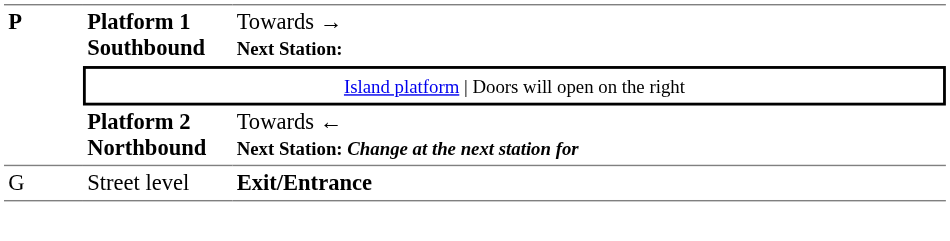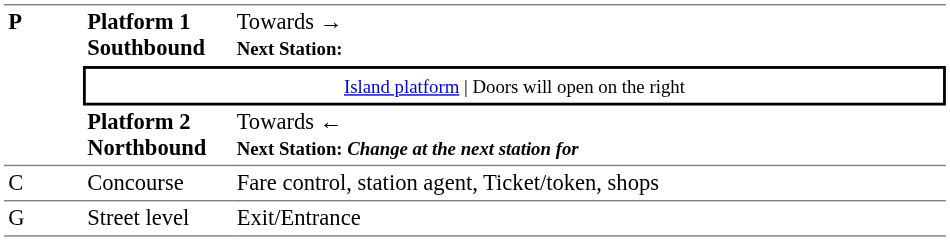+ row: (135, 182)
(304, 182) bold -> (299, 218) normal
